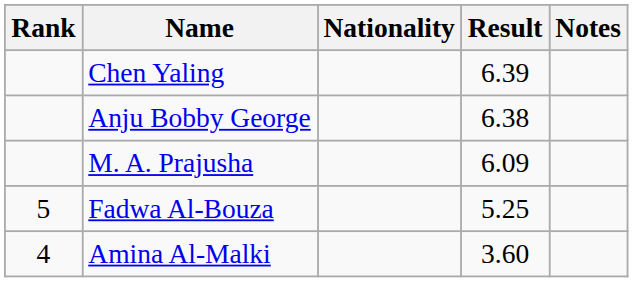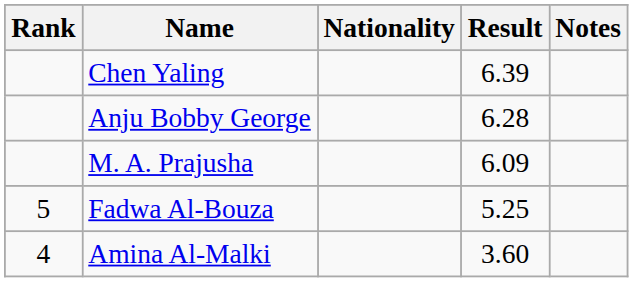(505, 118) 6.38 -> (505, 118) 6.28
